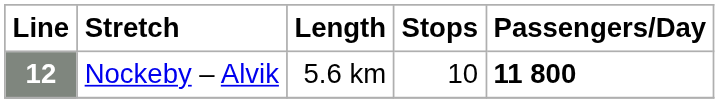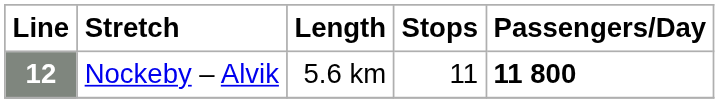(463, 74) 10 -> (464, 74) 11
